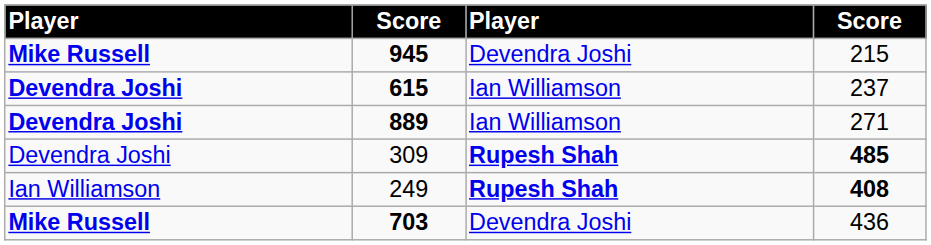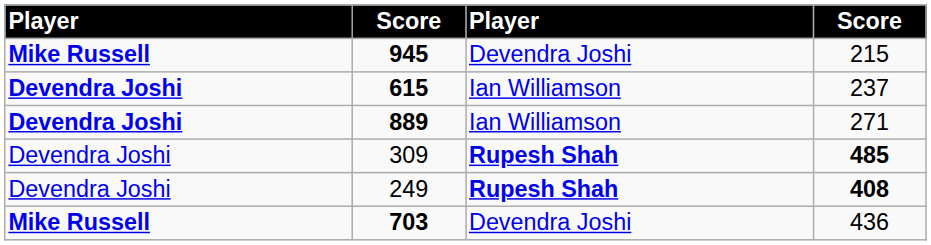(84, 189) Ian Williamson -> (90, 189) Devendra Joshi
